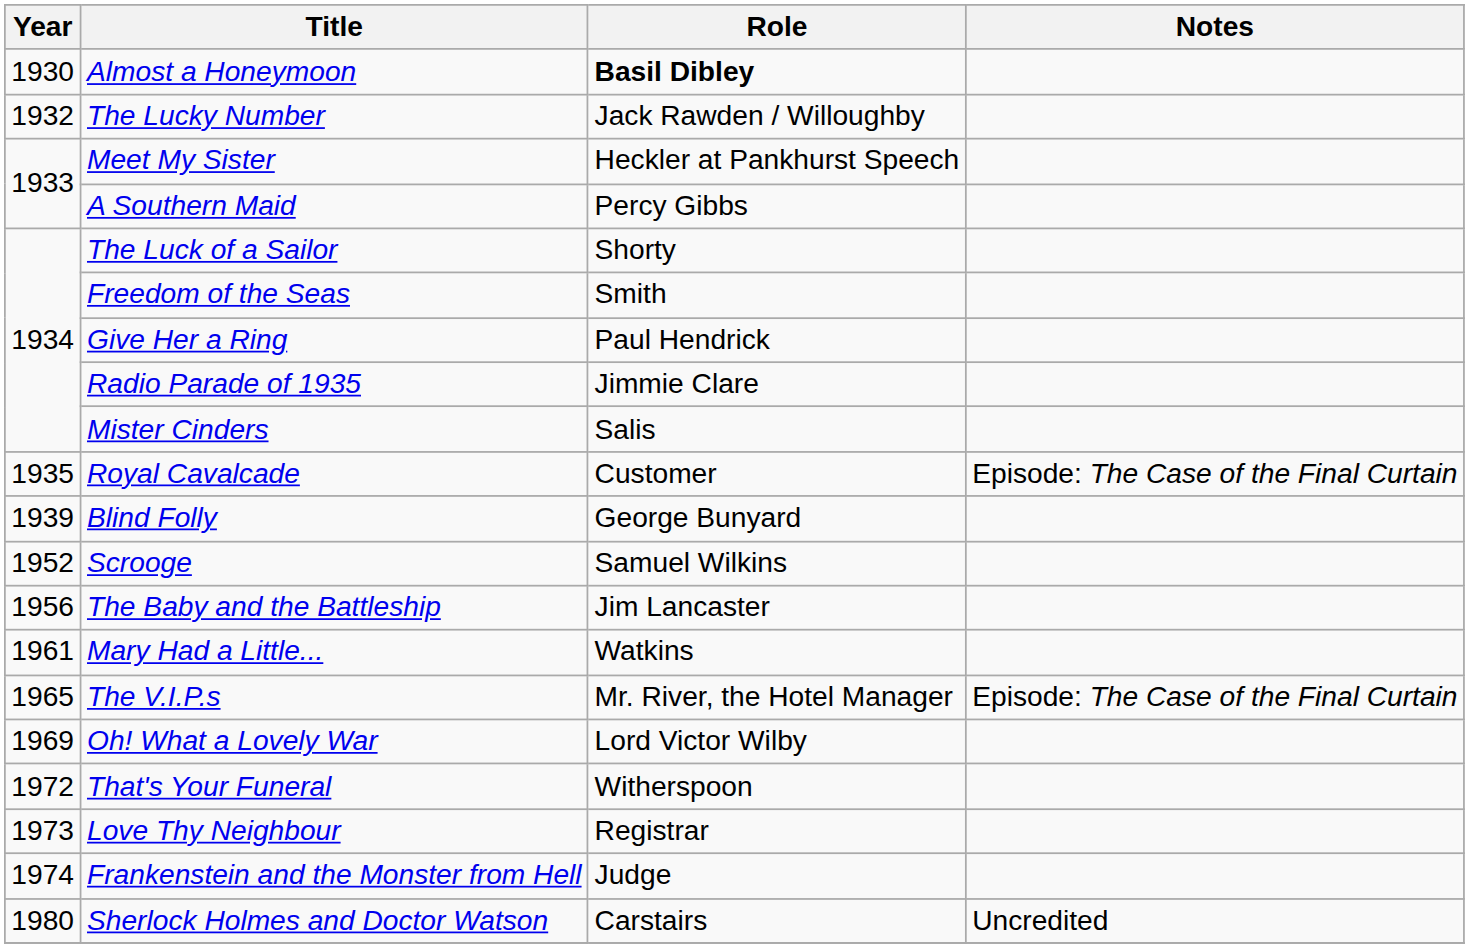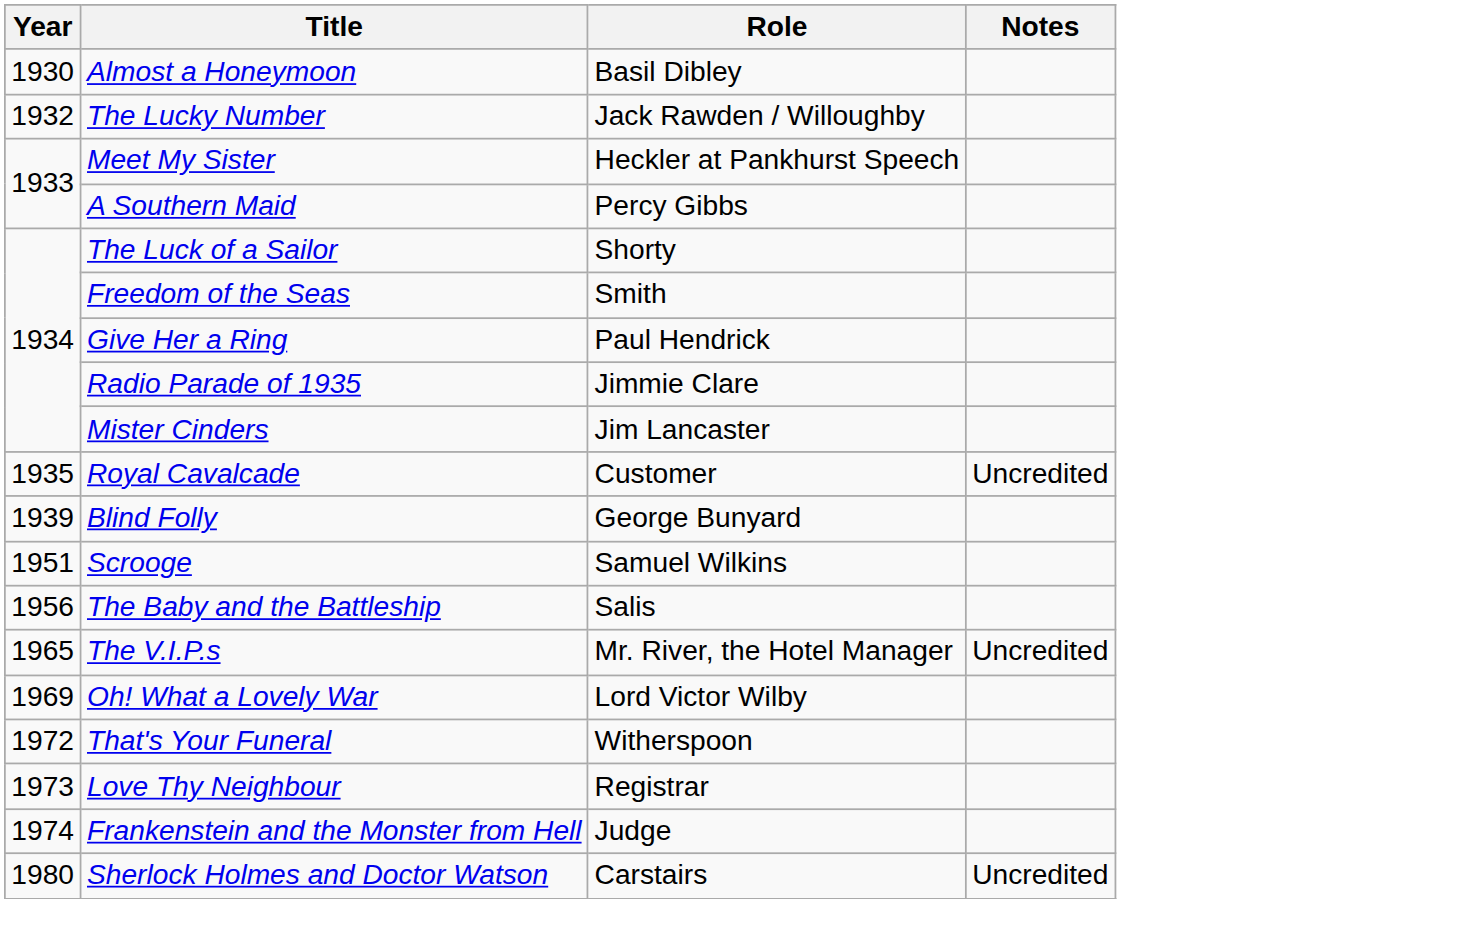(674, 71) bold -> (668, 71) normal
(625, 428) Salis -> (682, 428) Jim Lancaster
(1215, 473) Episode: The Case of the Final Curtain -> (1040, 473) Uncredited
(43, 562) 1952 -> (43, 562) 1951
(682, 607) Jim Lancaster -> (625, 607) Salis
- row: (205, 652)
(1215, 696) Episode: The Case of the Final Curtain -> (1040, 652) Uncredited
